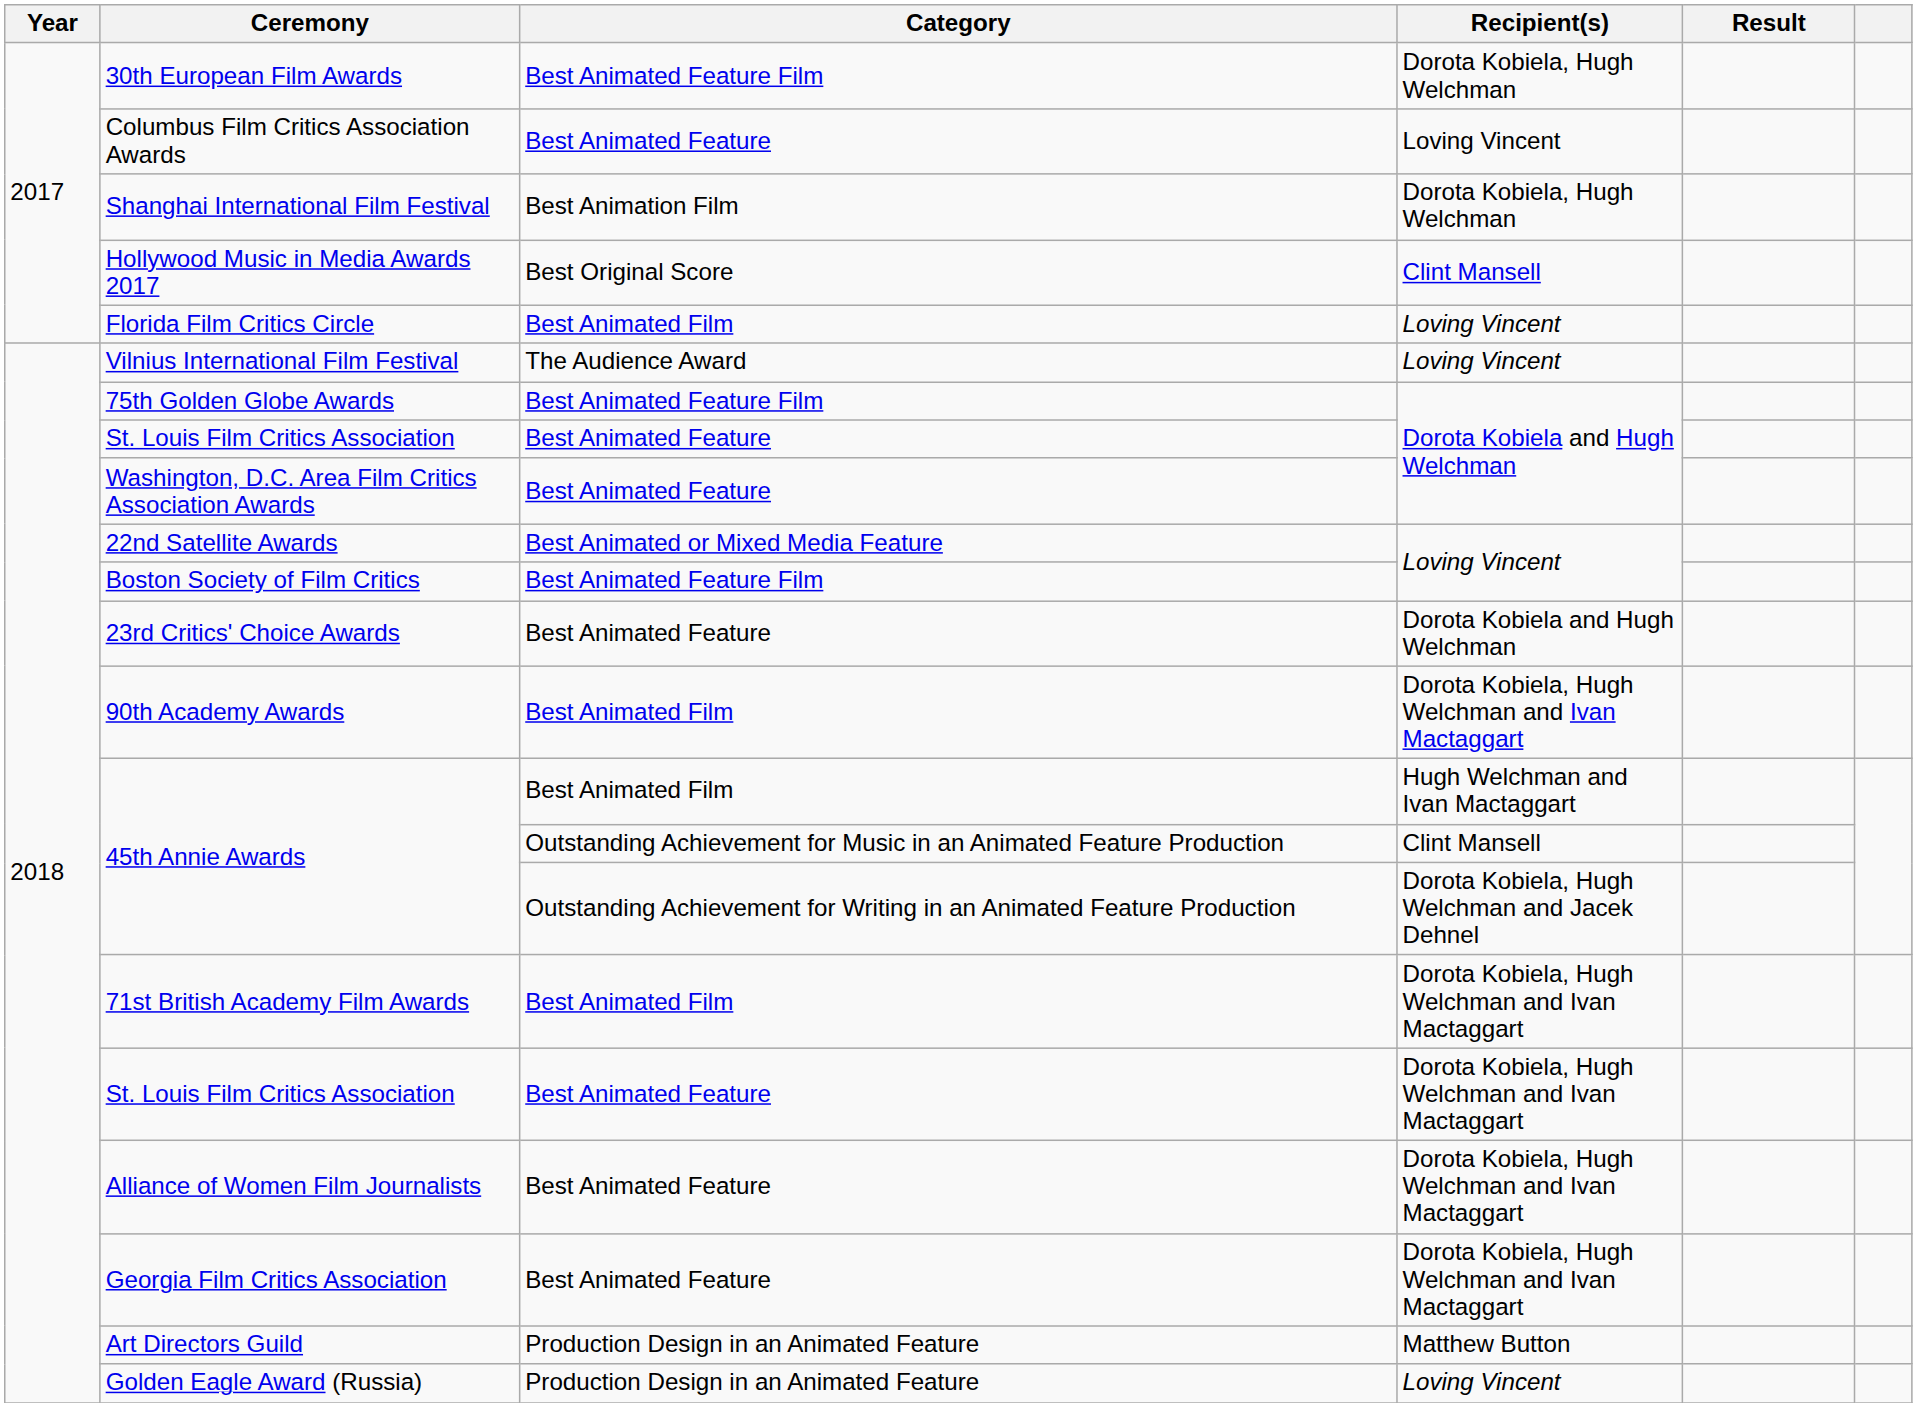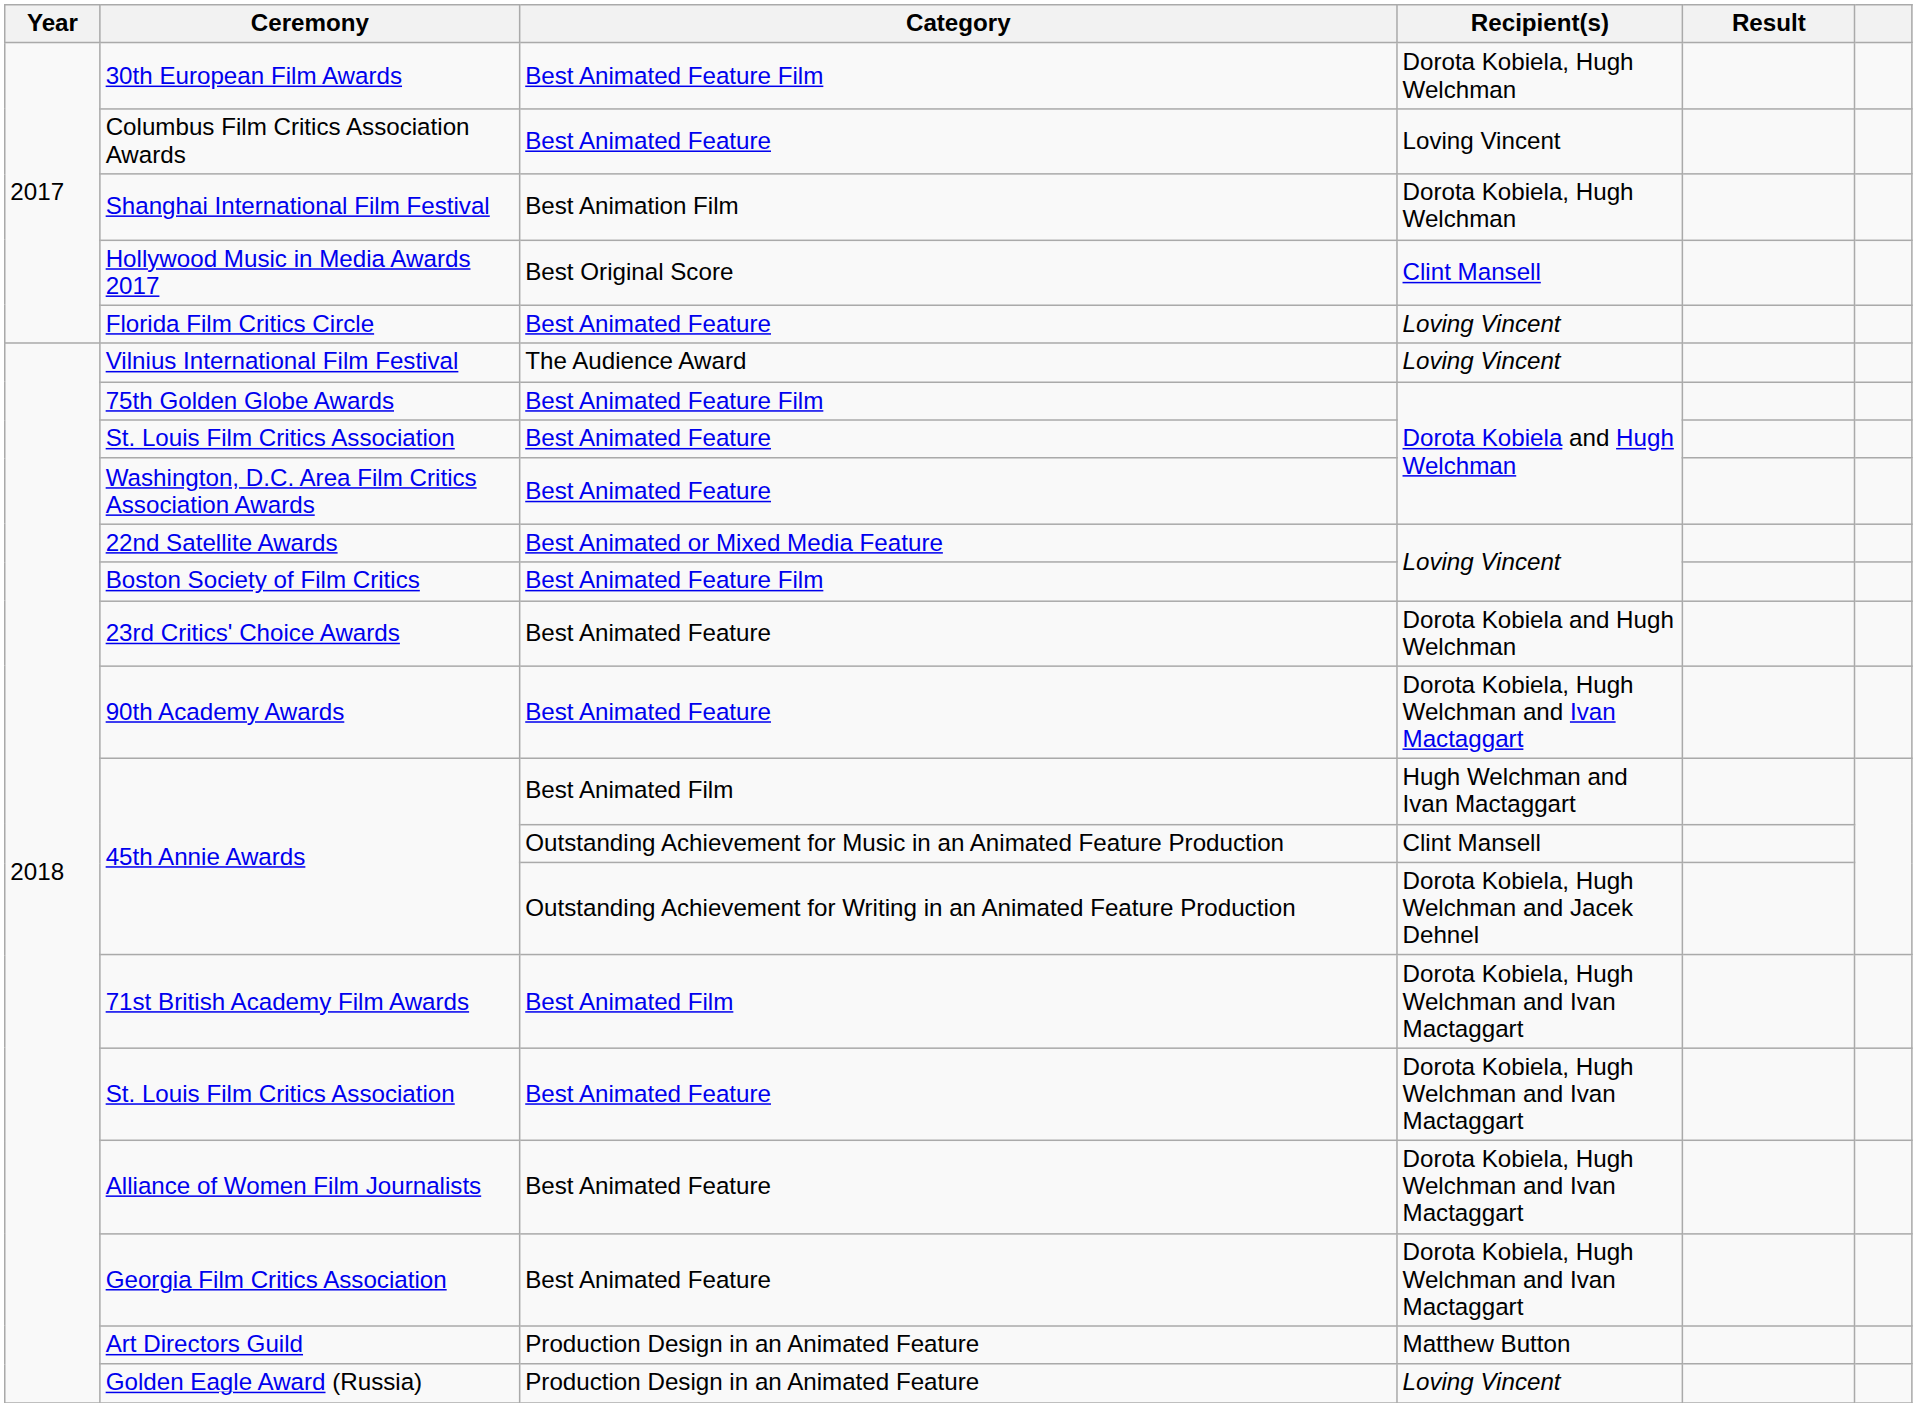(629, 323) Best Animated Film -> (648, 323) Best Animated Feature
(629, 712) Best Animated Film -> (648, 712) Best Animated Feature
